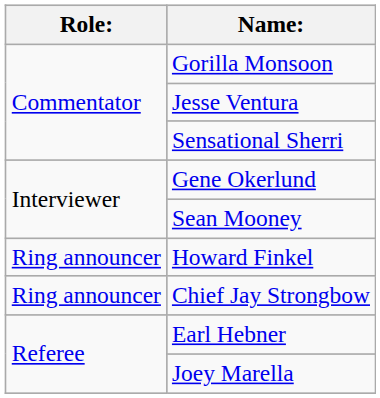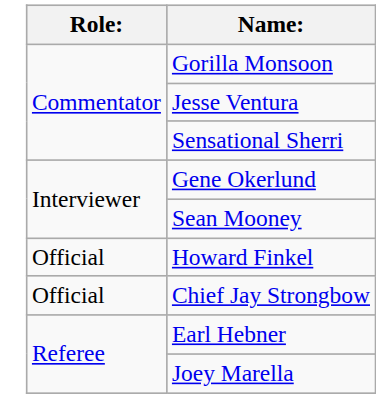(86, 256) Ring announcer -> (68, 256) Official
(86, 295) Ring announcer -> (68, 295) Official
